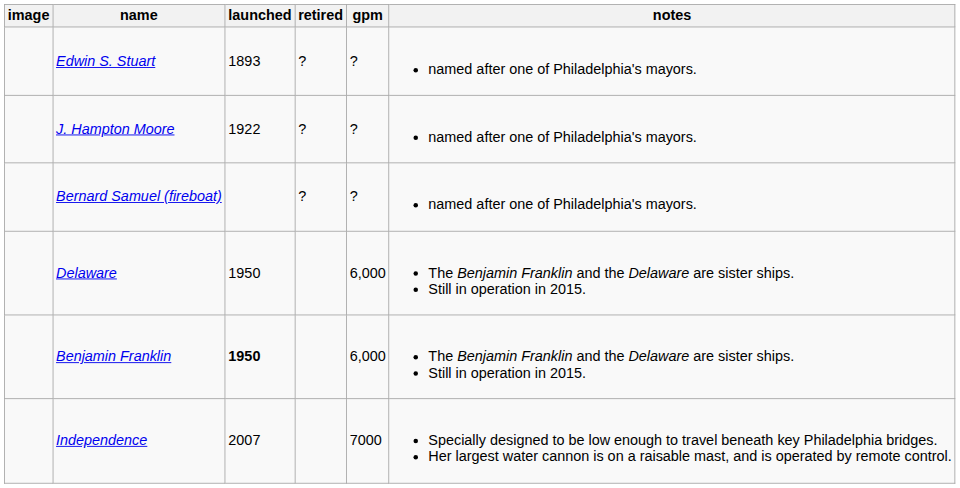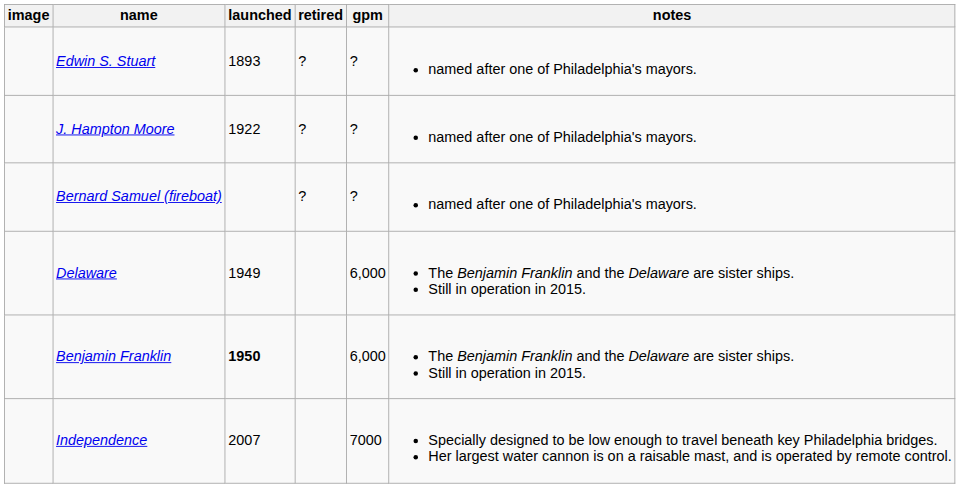(244, 272) 1950 -> (244, 272) 1949
